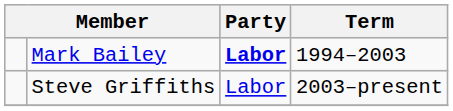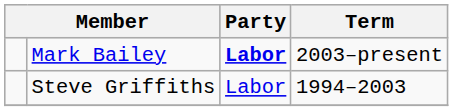(351, 55) 1994–2003 -> (370, 55) 2003–present
(370, 88) 2003–present -> (351, 88) 1994–2003
